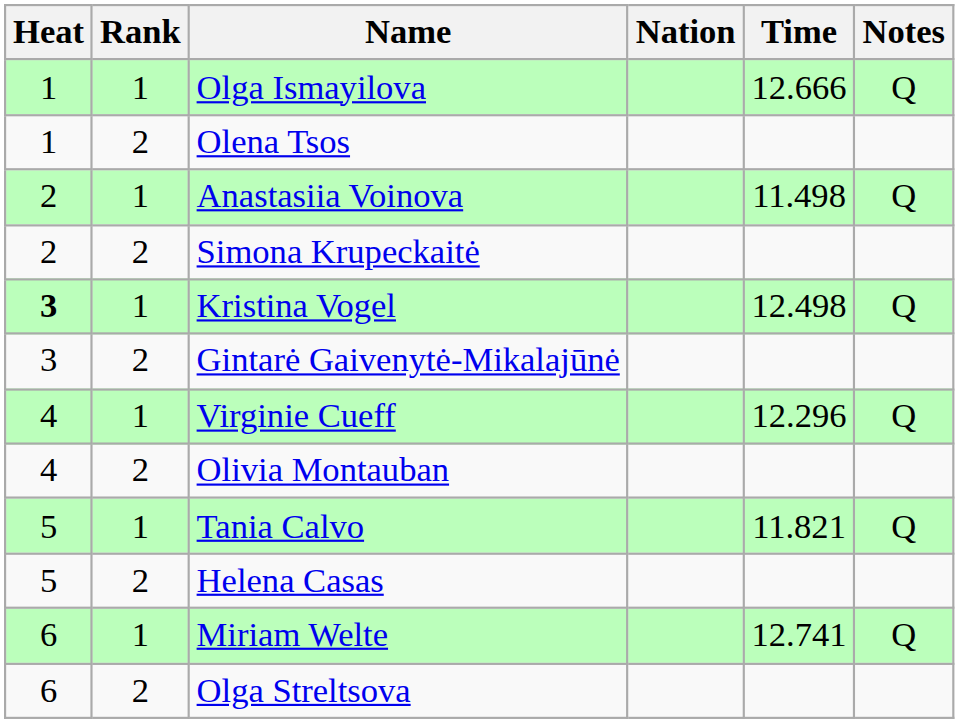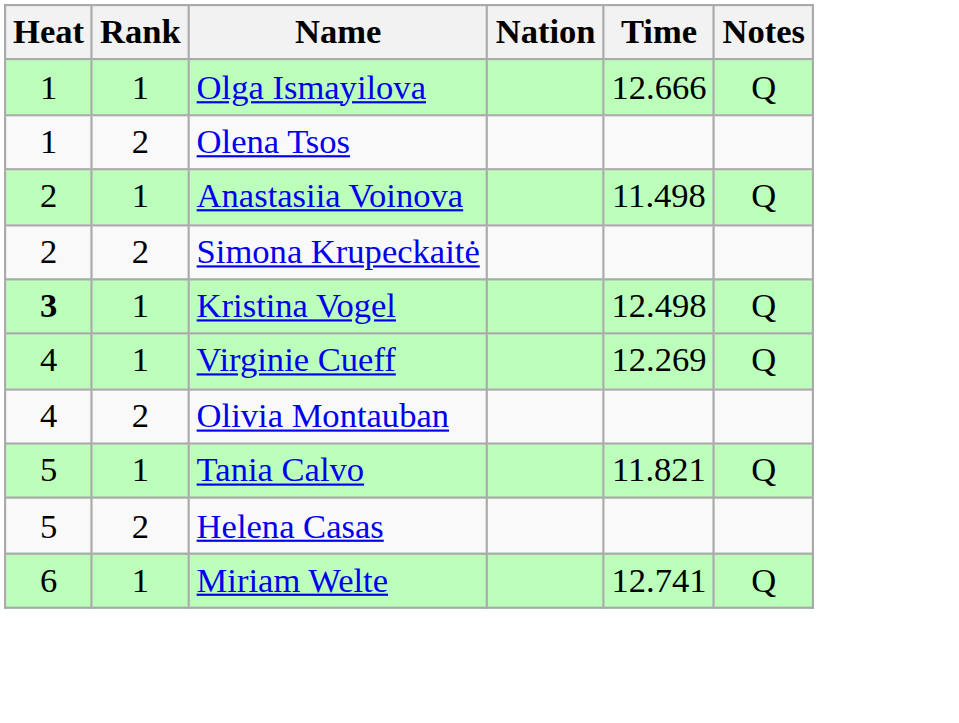- row: (408, 360)
(799, 415) 12.296 -> (659, 360) 12.269
- row: (304, 689)
